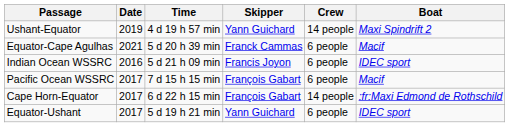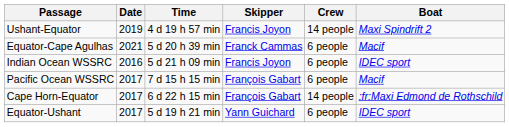(260, 29) Yann Guichard -> (258, 29) Francis Joyon
